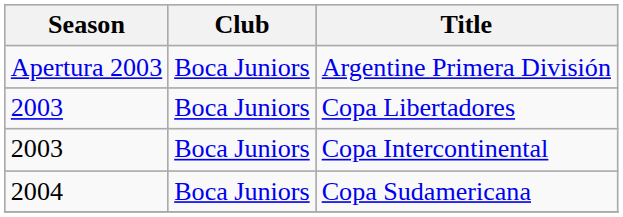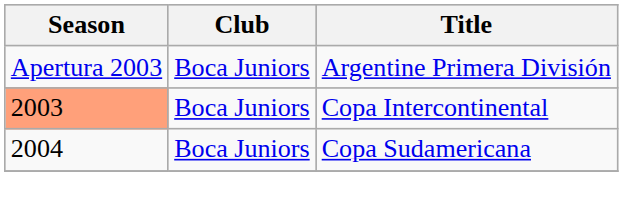- row: (418, 107)
(37, 149) no background -> (37, 107) lightsalmon background
